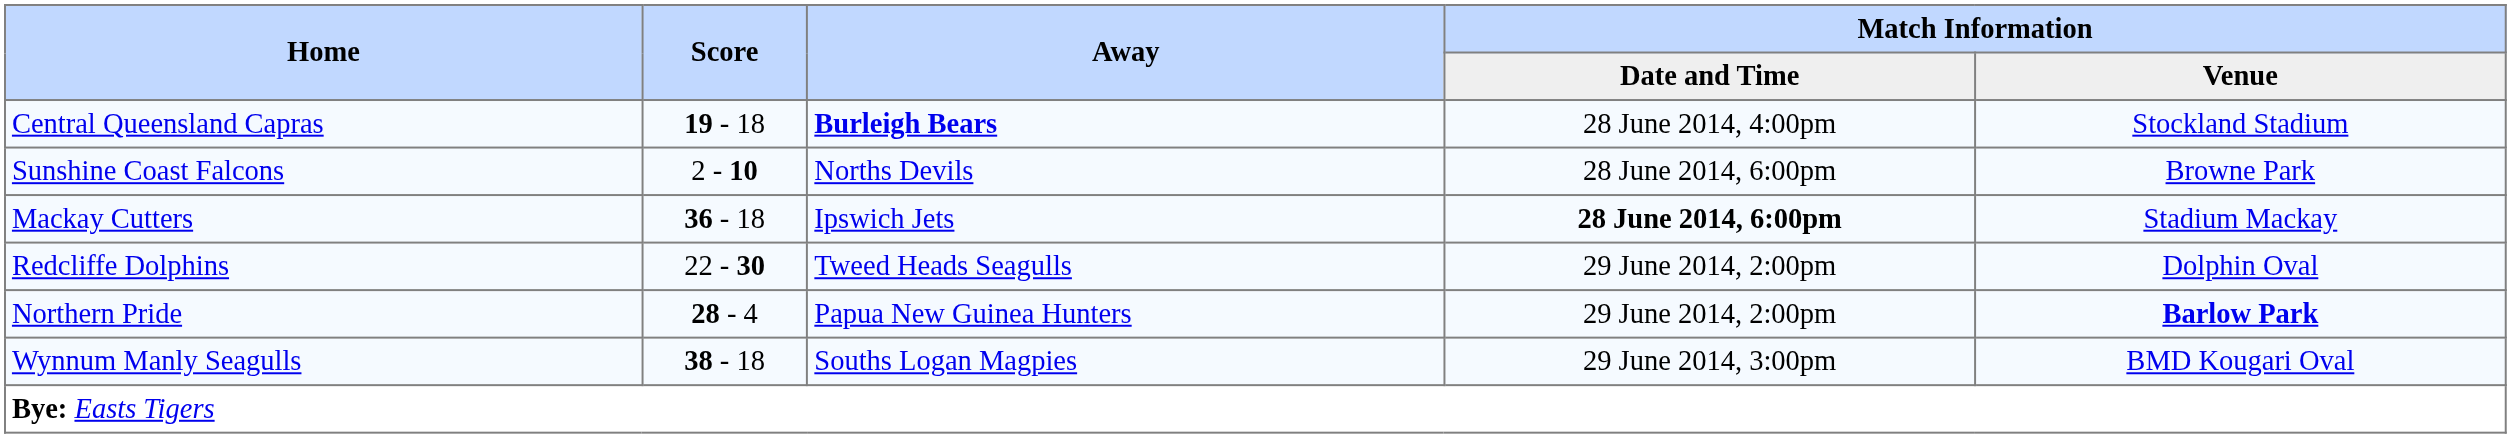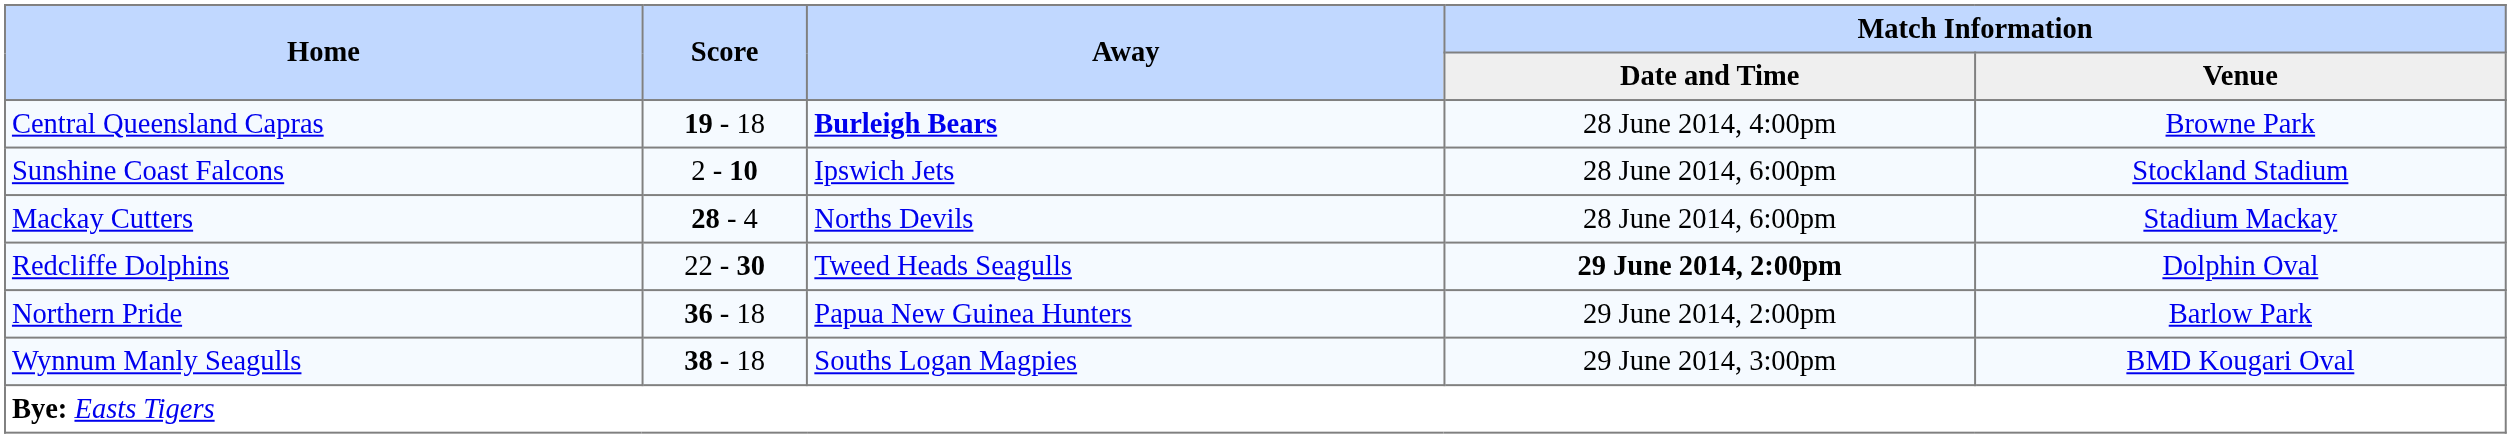(2240, 123) Stockland Stadium -> (2240, 123) Browne Park
(894, 170) Norths Devils -> (884, 170) Ipswich Jets
(2240, 170) Browne Park -> (2240, 170) Stockland Stadium
(725, 218) 36 - 18 -> (725, 218) 28 - 4
(884, 218) Ipswich Jets -> (894, 218) Norths Devils
(1710, 218) bold -> (1710, 218) normal
(1710, 265) normal -> (1710, 265) bold
(725, 313) 28 - 4 -> (725, 313) 36 - 18
(2240, 313) bold -> (2240, 313) normal
